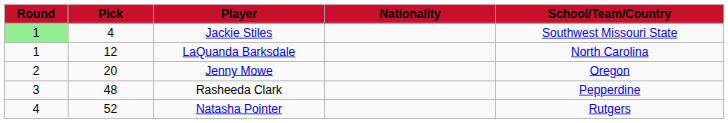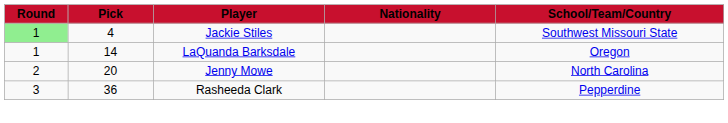(111, 52) 12 -> (111, 52) 14
(610, 52) North Carolina -> (610, 52) Oregon
(610, 71) Oregon -> (610, 71) North Carolina
(111, 90) 48 -> (111, 90) 36
- row: (239, 109)
